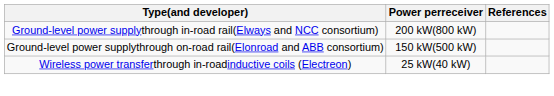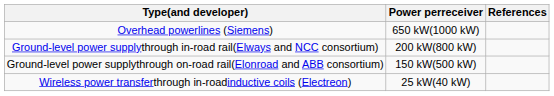+ row: (195, 30)
